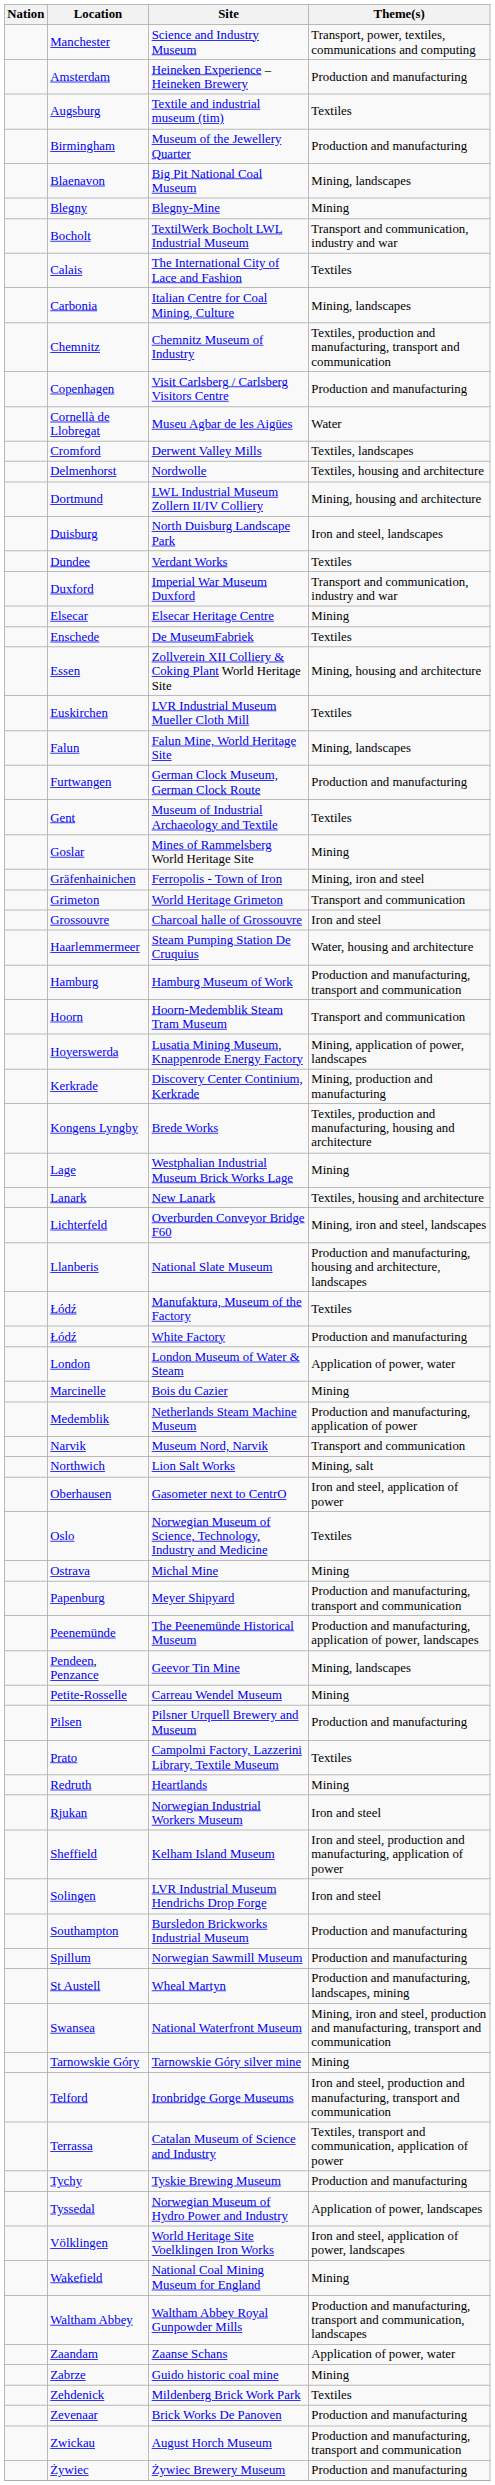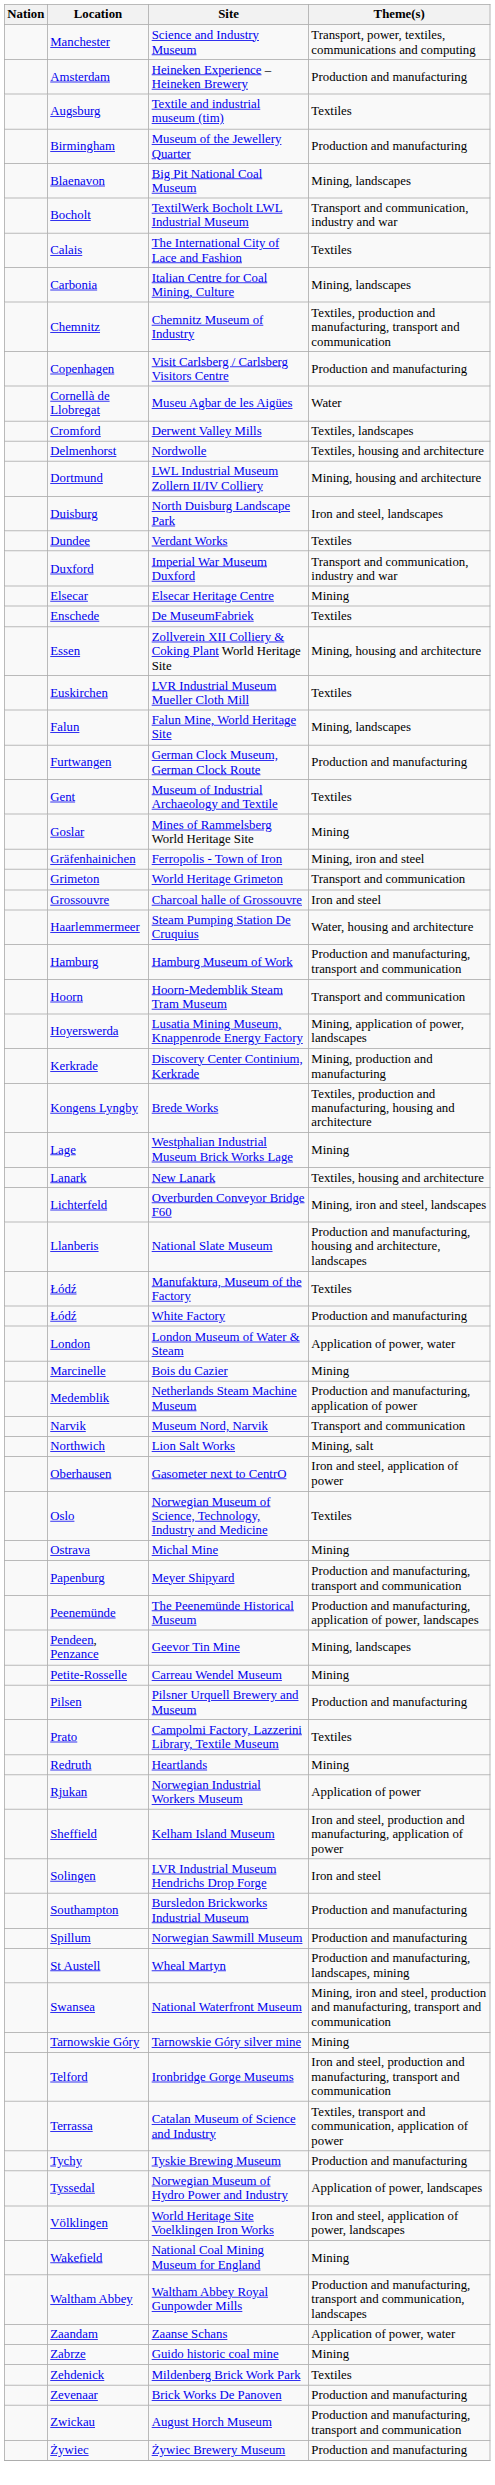- row: (186, 208)
(346, 1812) Iron and steel -> (366, 1792) Application of power
